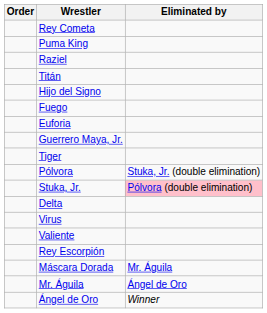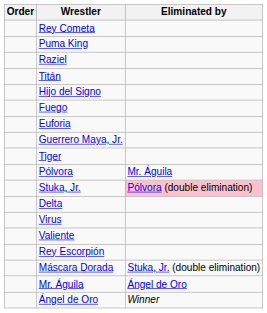(194, 172) Stuka, Jr. (double elimination) -> (150, 172) Mr. Águila
(150, 268) Mr. Águila -> (194, 268) Stuka, Jr. (double elimination)
